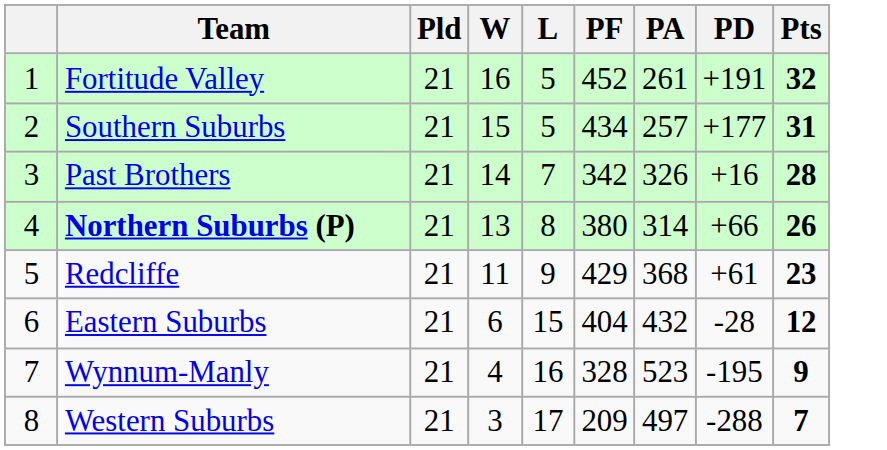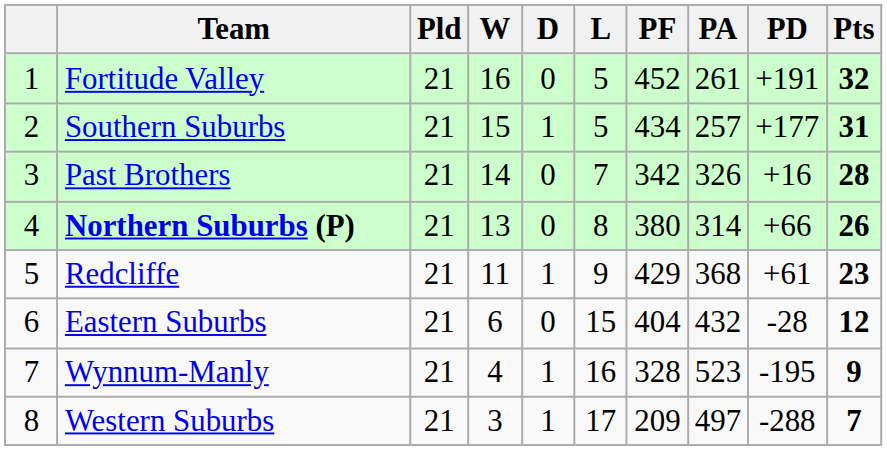+ column: (548, 28)
